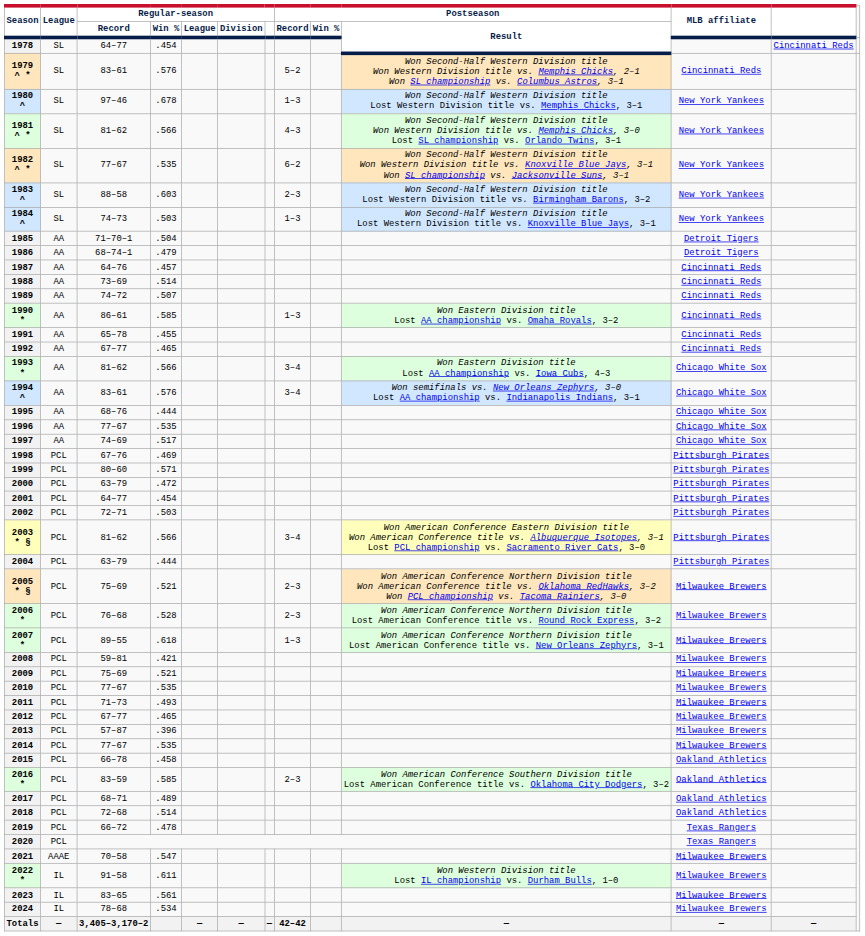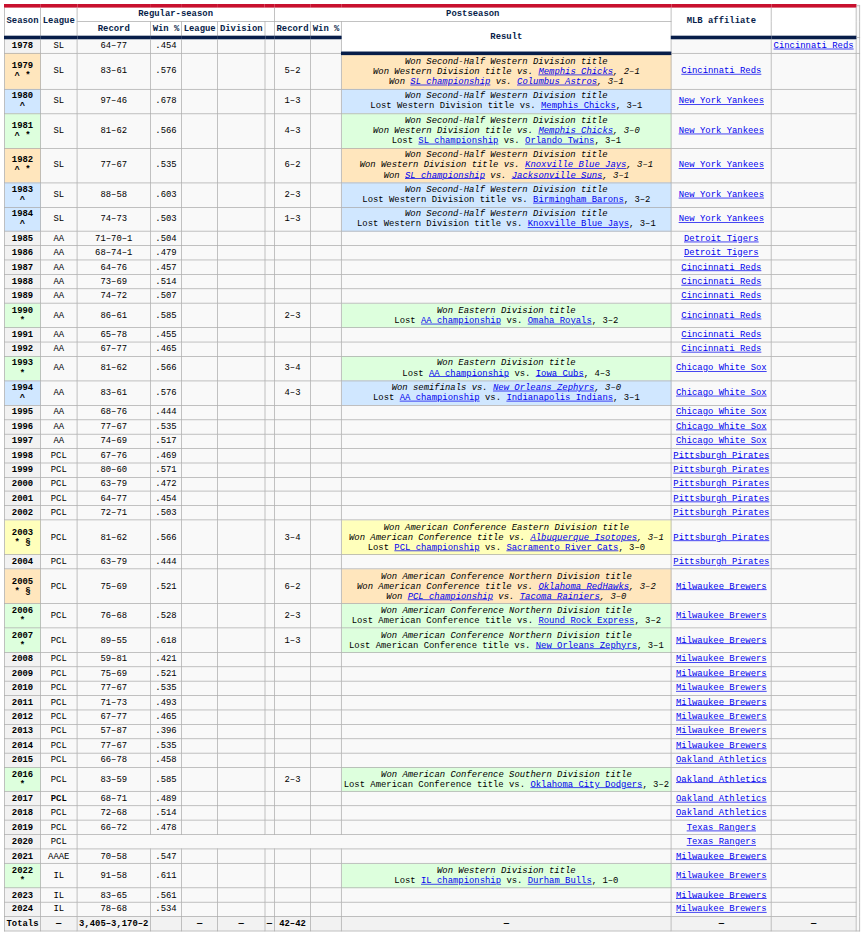(292, 316) 1–3 -> (292, 316) 2–3
(292, 393) 3–4 -> (292, 393) 4–3
(292, 587) 2–3 -> (292, 587) 6–2
(59, 799) normal -> (59, 799) bold
